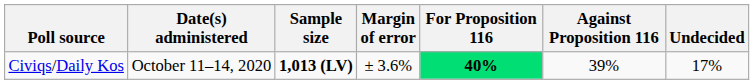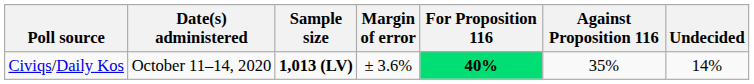(604, 65) 39% -> (604, 65) 35%
(707, 65) 17% -> (707, 65) 14%
